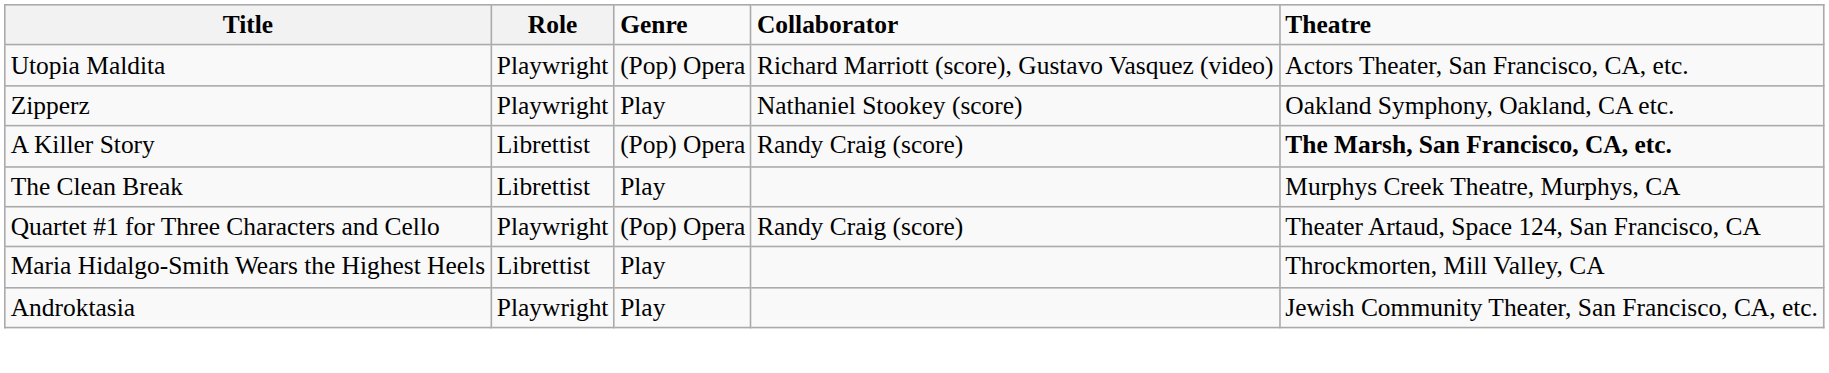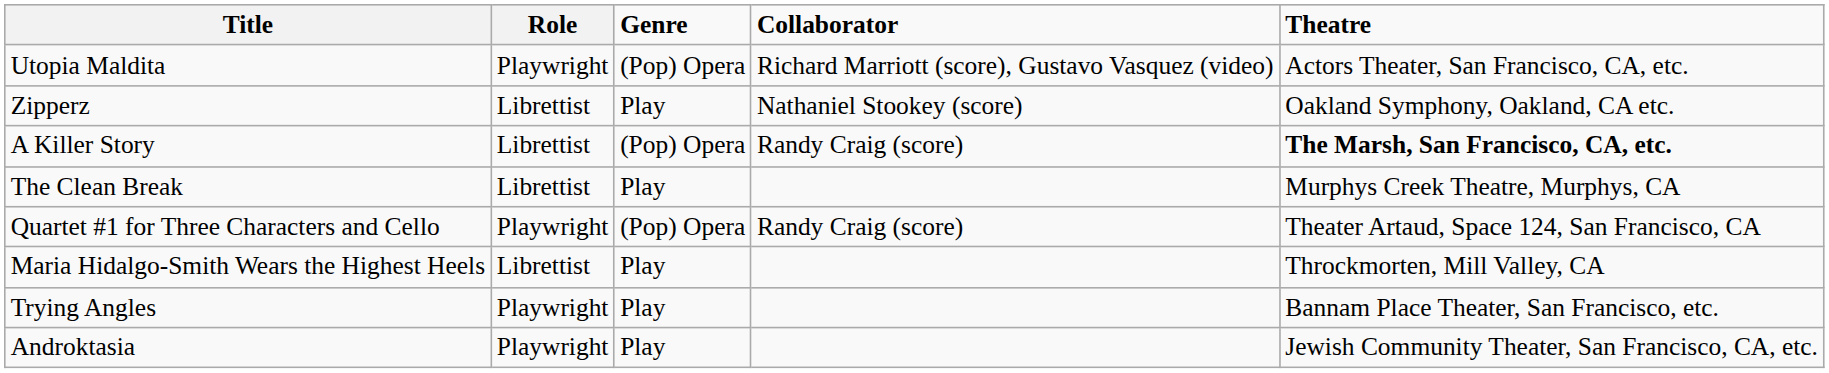(553, 105) Playwright -> (543, 105) Librettist
+ row: (83, 307)
